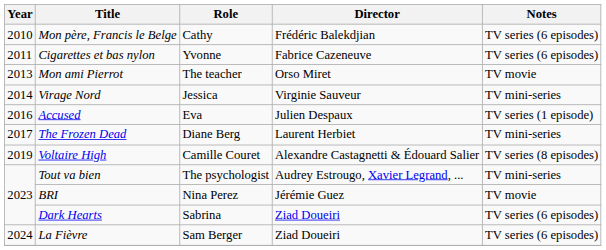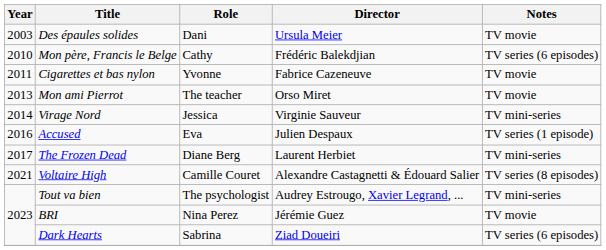+ row: (88, 34)
(542, 54) TV series (6 episodes) -> (511, 74) TV movie
(20, 154) 2019 -> (20, 174) 2021
- row: (63, 235)
